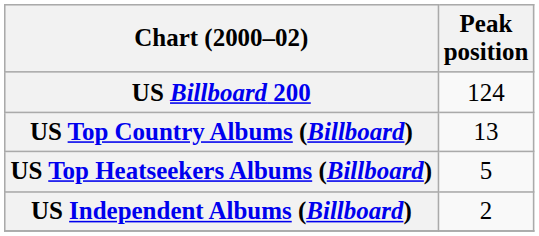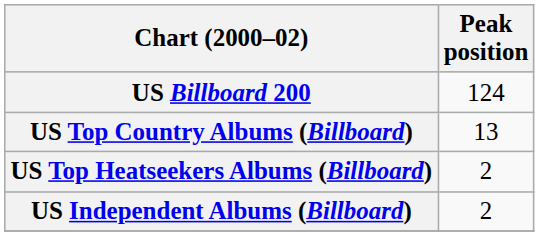(486, 171) 5 -> (486, 171) 2
